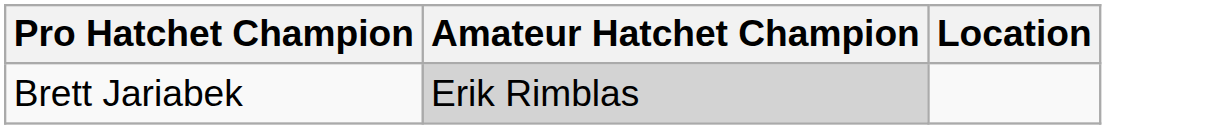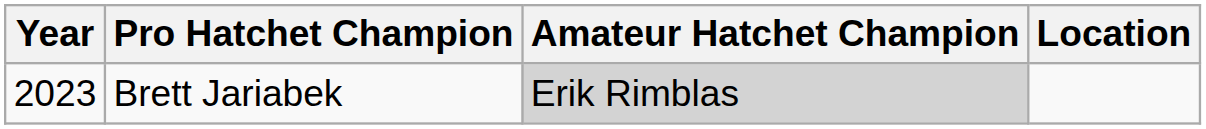+ column: (55, 33)
